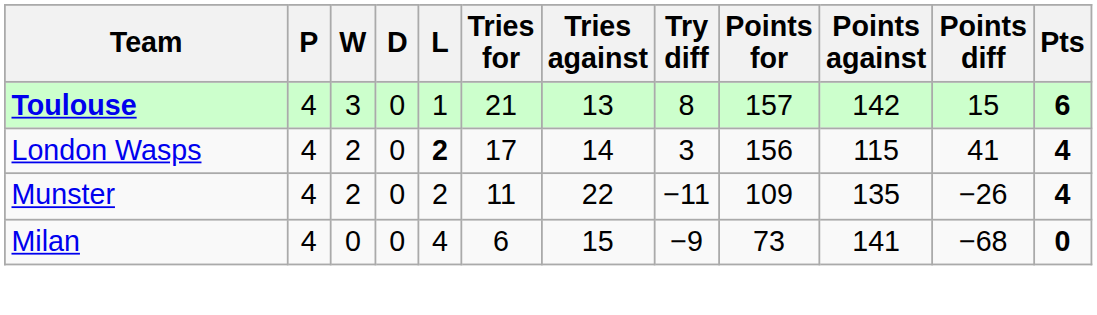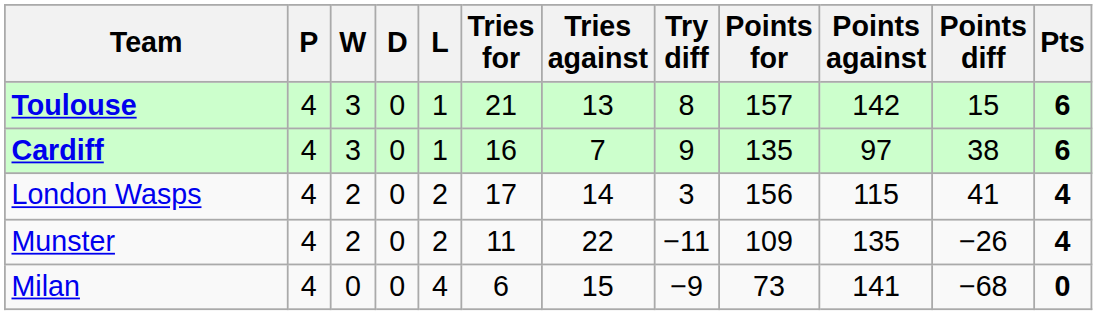+ row: (58, 150)
(440, 150) bold -> (440, 195) normal
